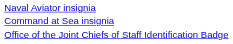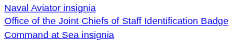rows swapped: (59, 21) <-> (116, 34)
